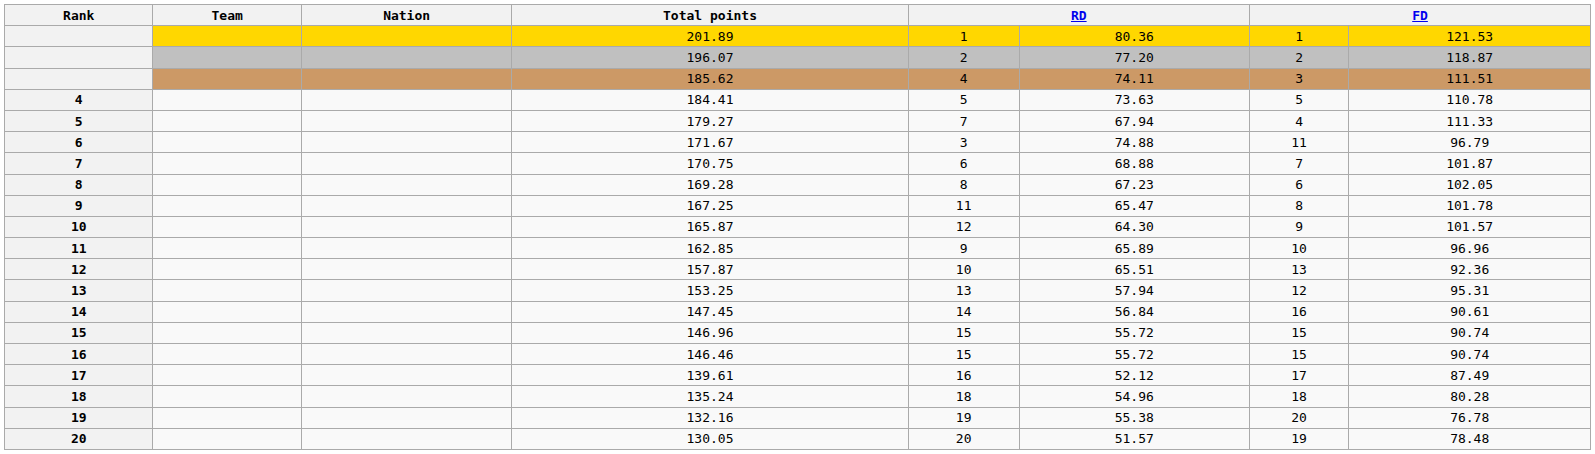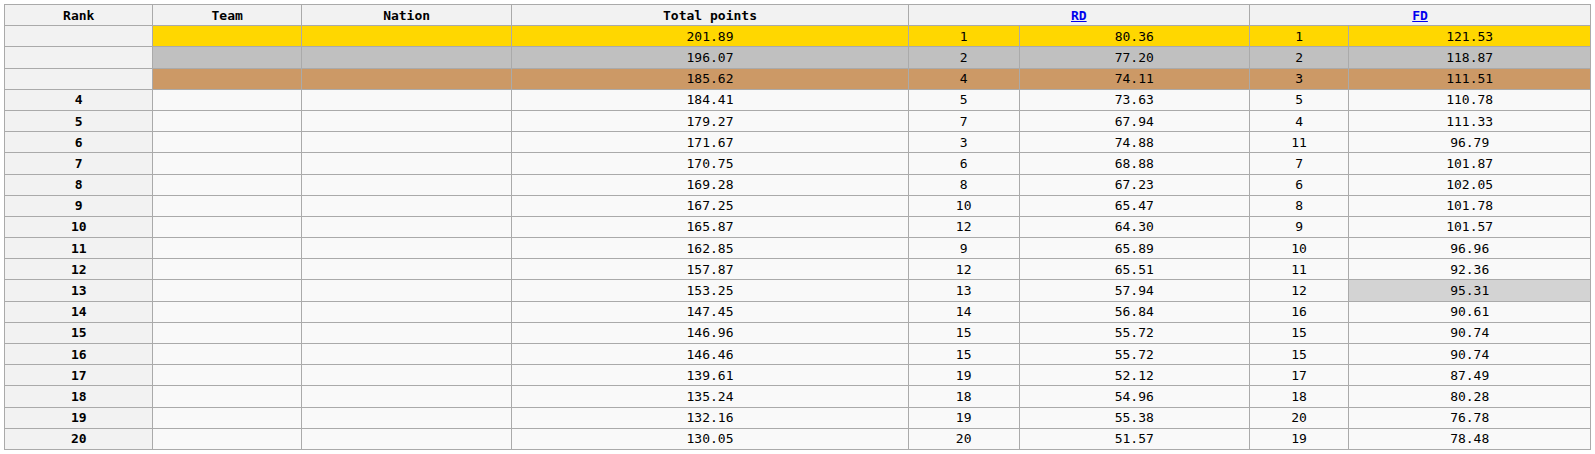(964, 206) 11 -> (964, 206) 10
(964, 269) 10 -> (964, 269) 12
(1299, 269) 13 -> (1299, 269) 11
(1470, 291) no background -> (1470, 291) lightgrey background
(964, 375) 16 -> (964, 375) 19
